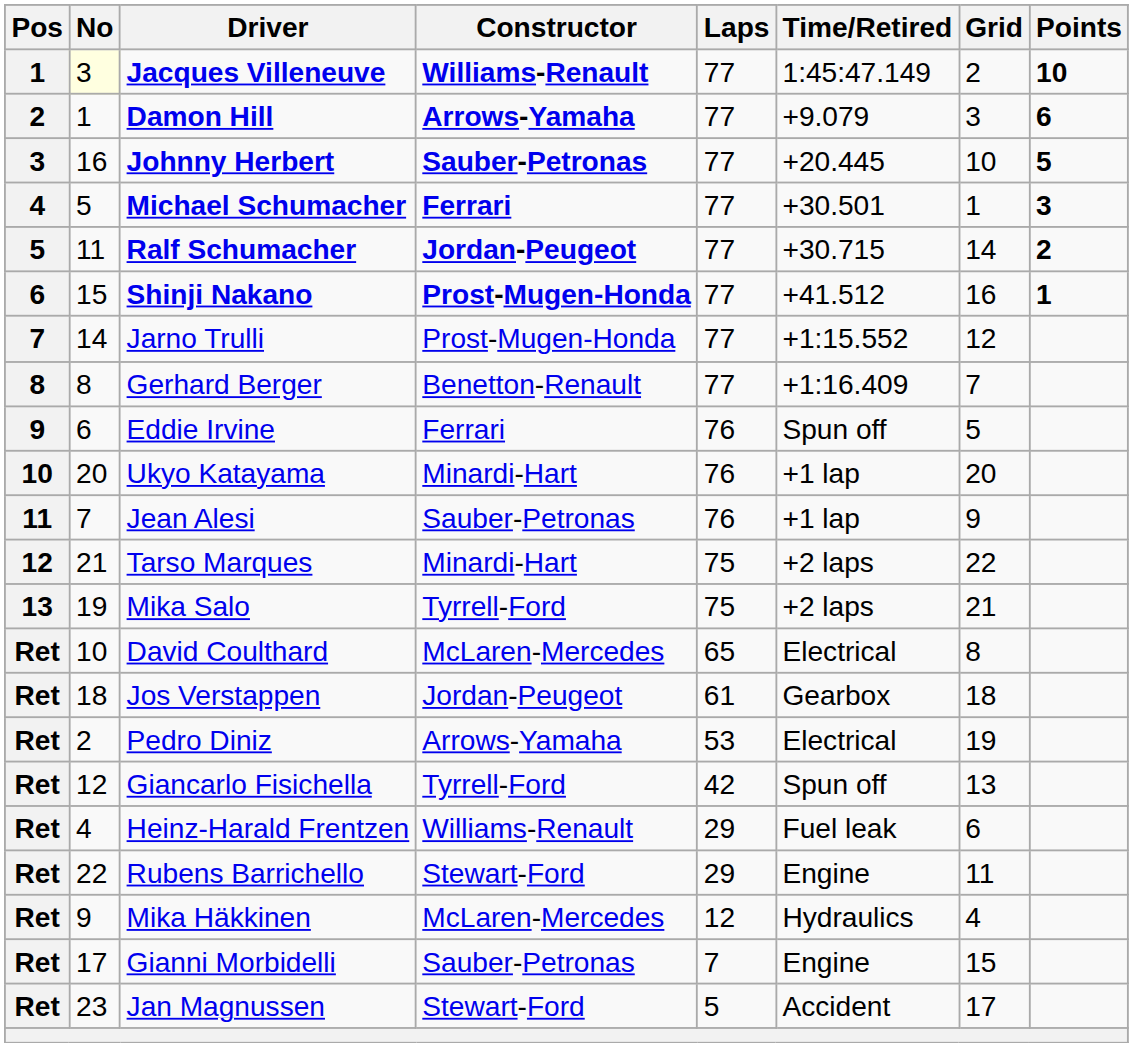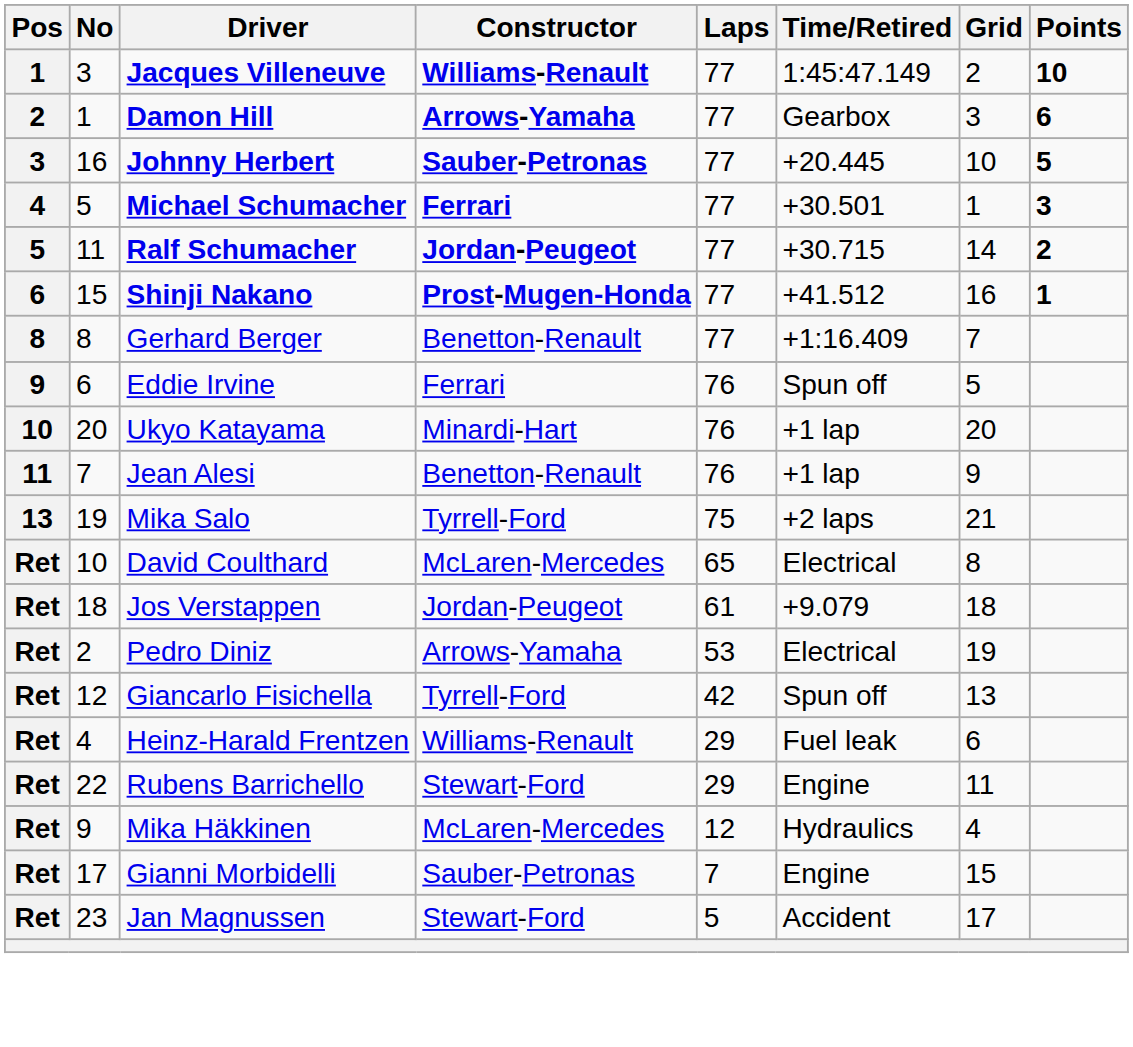(84, 72) lightyellow background -> (84, 72) no background
(826, 116) +9.079 -> (836, 116) Gearbox
- row: (195, 339)
(529, 517) Sauber-Petronas -> (532, 473) Benetton-Renault
- row: (220, 562)
(836, 695) Gearbox -> (826, 606) +9.079
